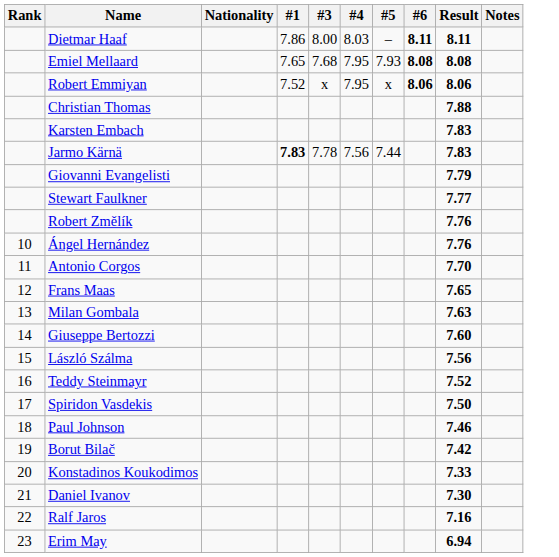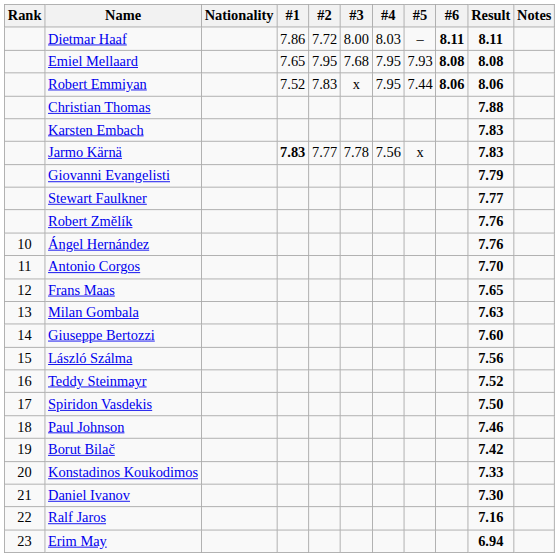+ column: (325, 15)
(388, 84) x -> (420, 84) 7.44
(388, 152) 7.44 -> (420, 152) x
